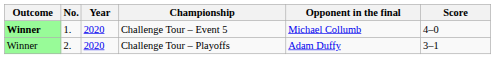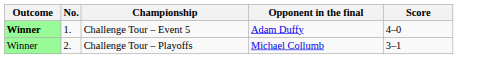- column: (100, 12)
(325, 29) Michael Collumb -> (277, 29) Adam Duffy
(315, 45) Adam Duffy -> (287, 45) Michael Collumb
